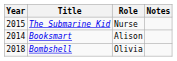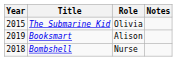(126, 24) Nurse -> (128, 24) Olivia
(16, 37) 2014 -> (16, 37) 2019
(128, 50) Olivia -> (126, 50) Nurse
